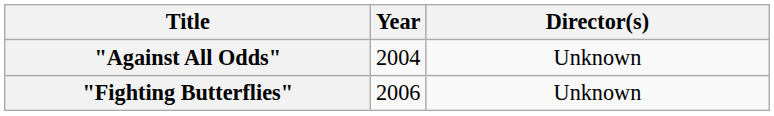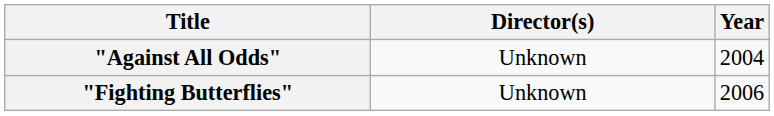columns swapped: (398, 22) <-> (597, 22)
